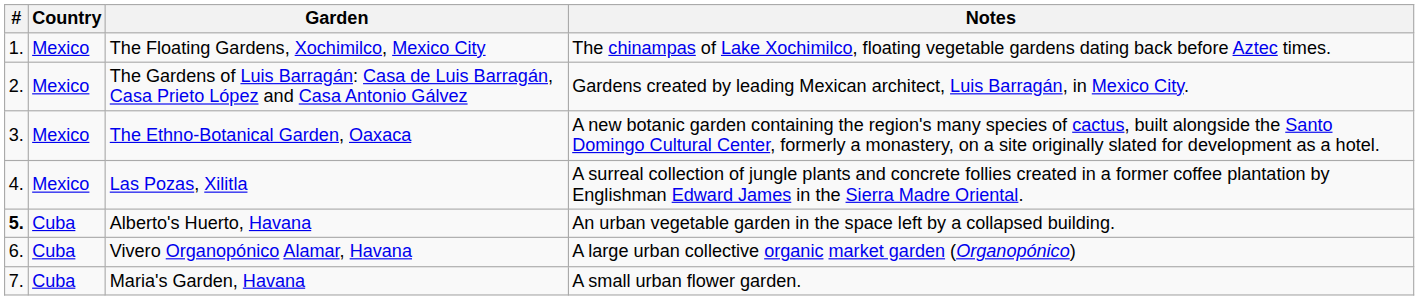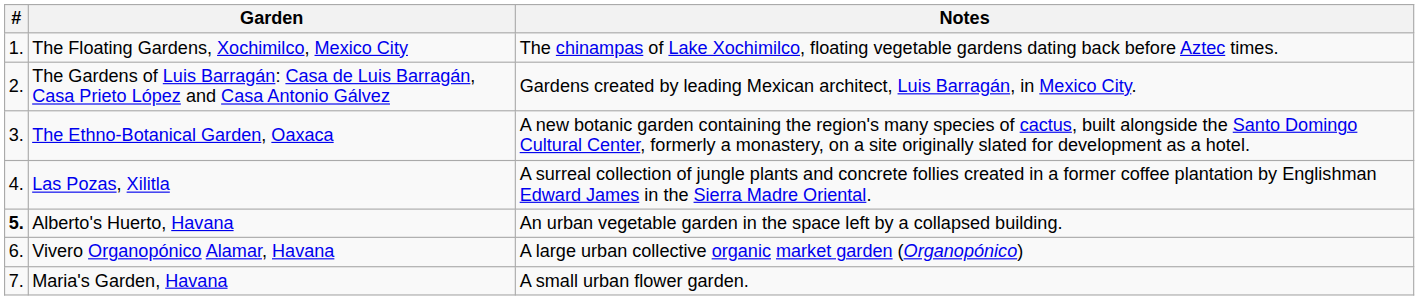- column: (67, 18)
